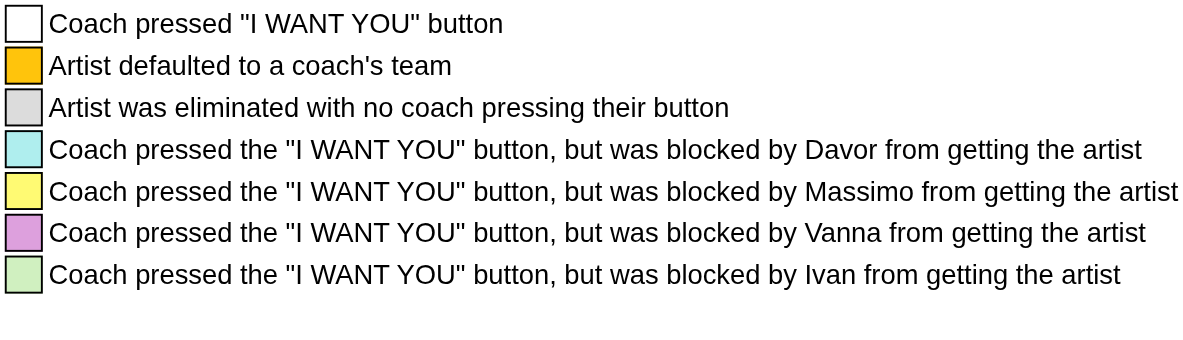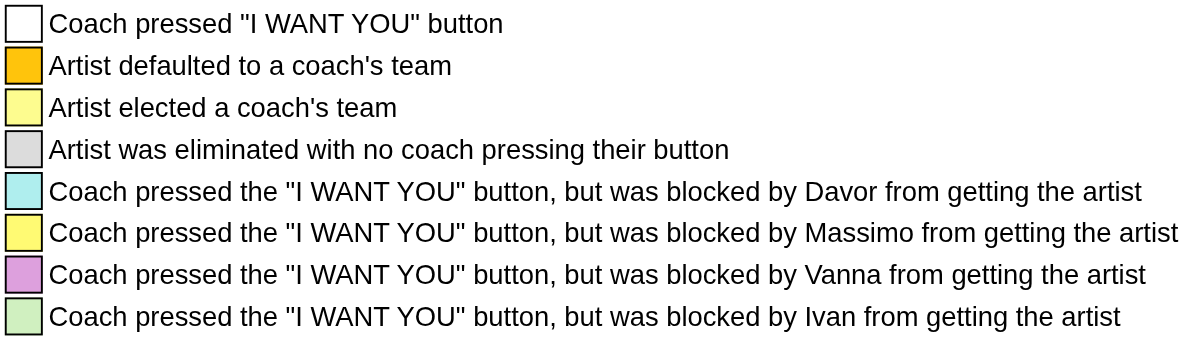+ row: (223, 107)
